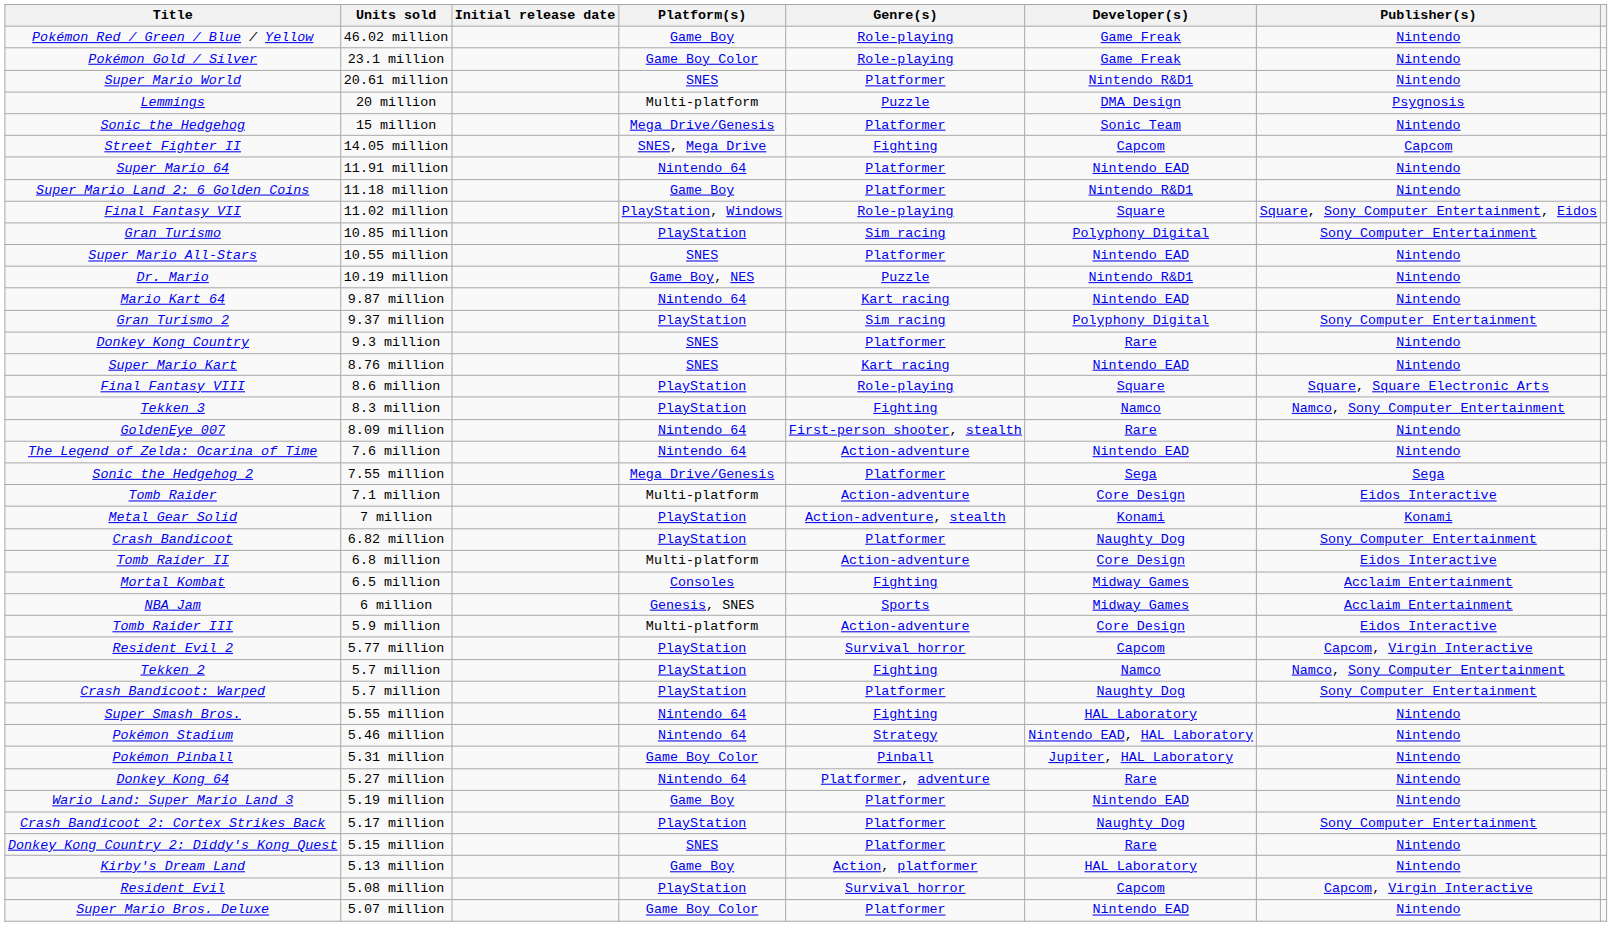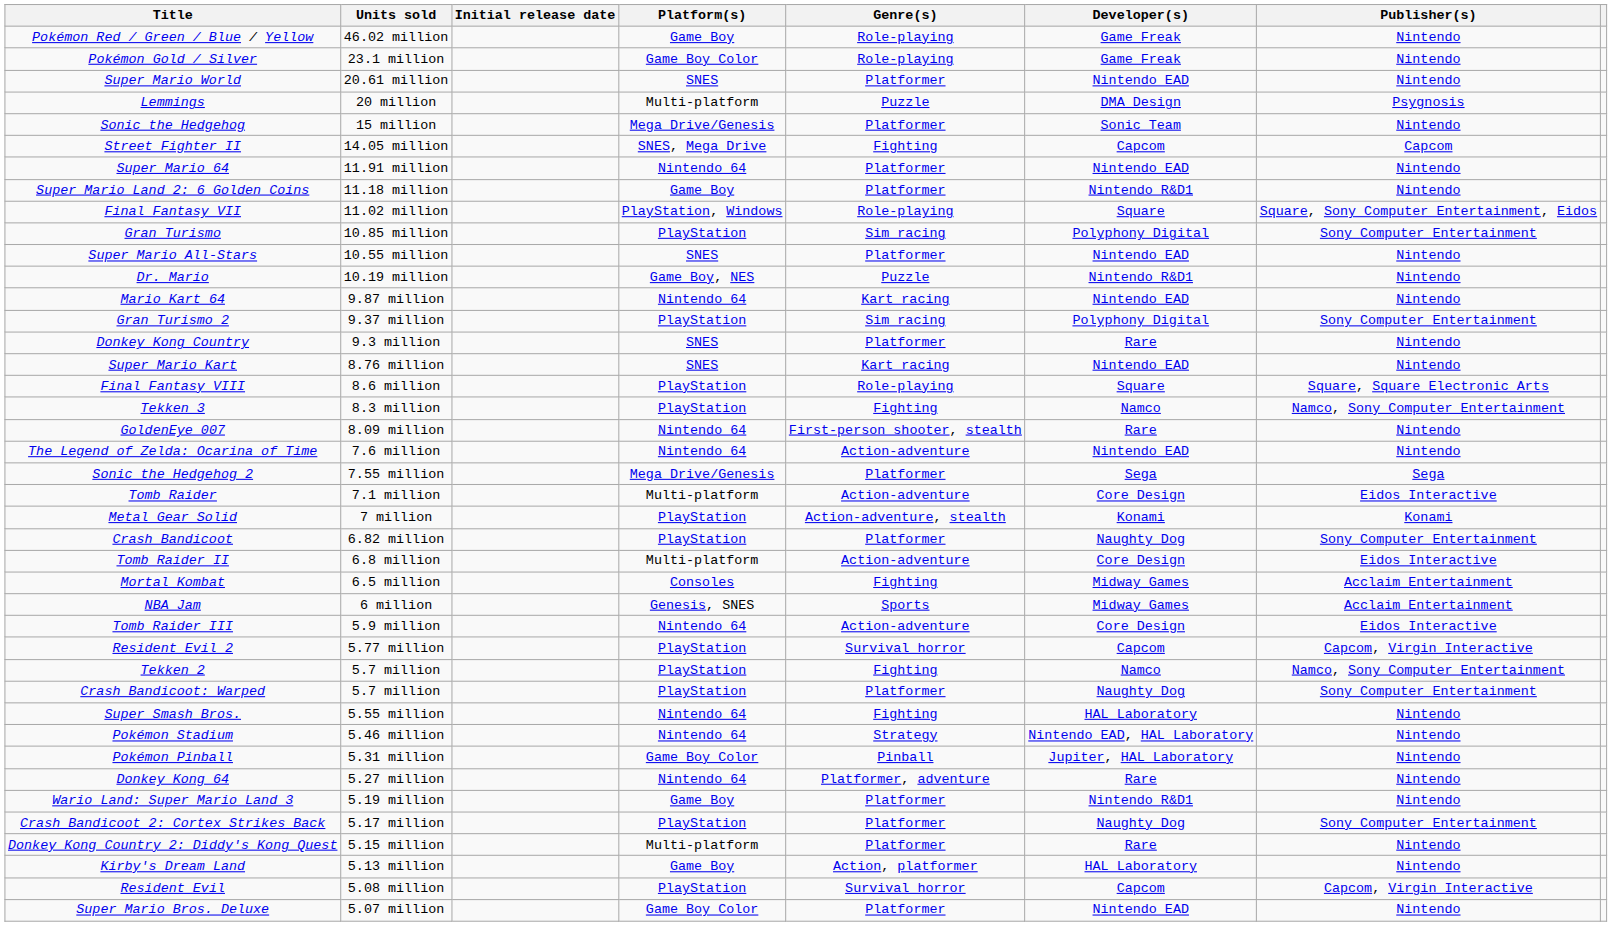(1141, 81) Nintendo R&D1 -> (1141, 81) Nintendo EAD
(702, 626) Multi-platform -> (702, 626) Nintendo 64
(1141, 801) Nintendo EAD -> (1141, 801) Nintendo R&D1
(702, 845) SNES -> (702, 845) Multi-platform
